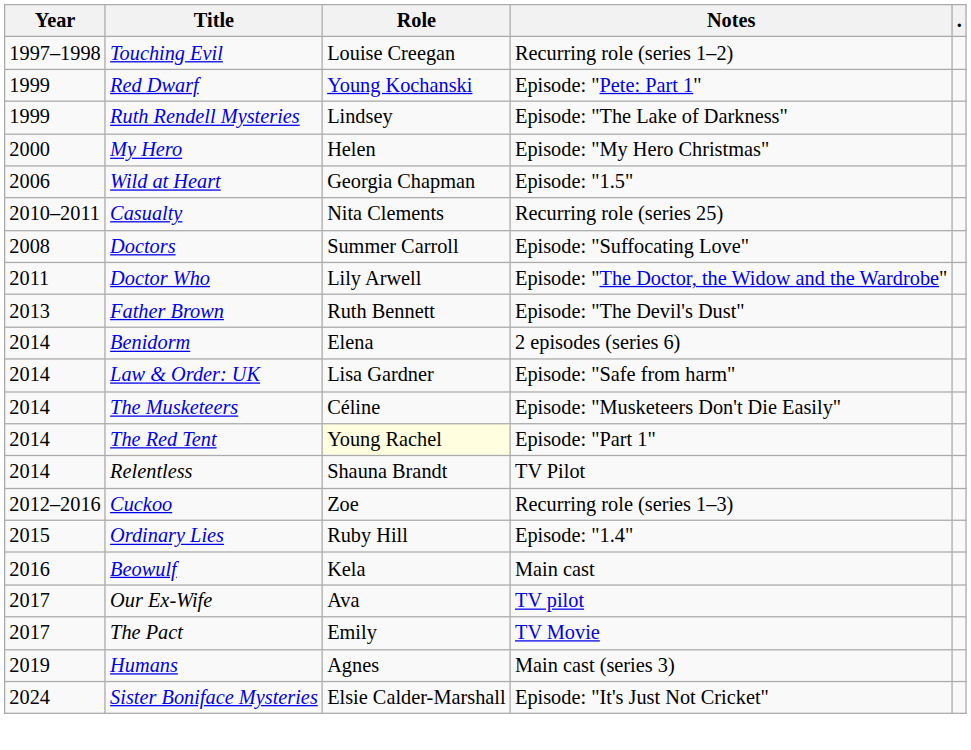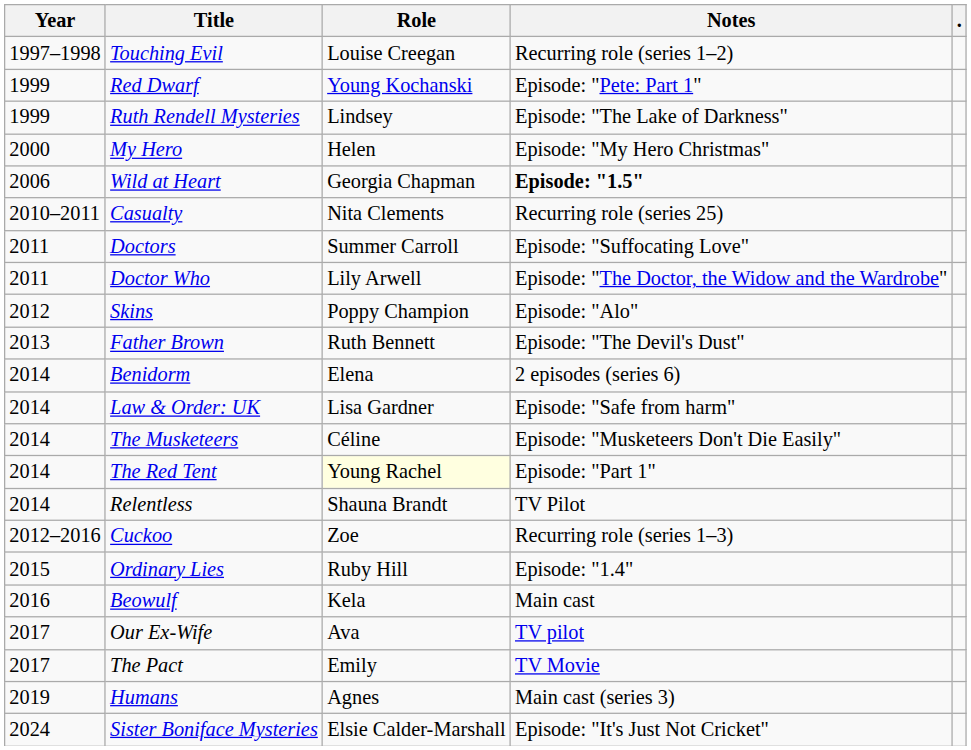(574, 181) normal -> (579, 181) bold
(30, 246) 2008 -> (29, 246) 2011
+ row: (132, 310)
